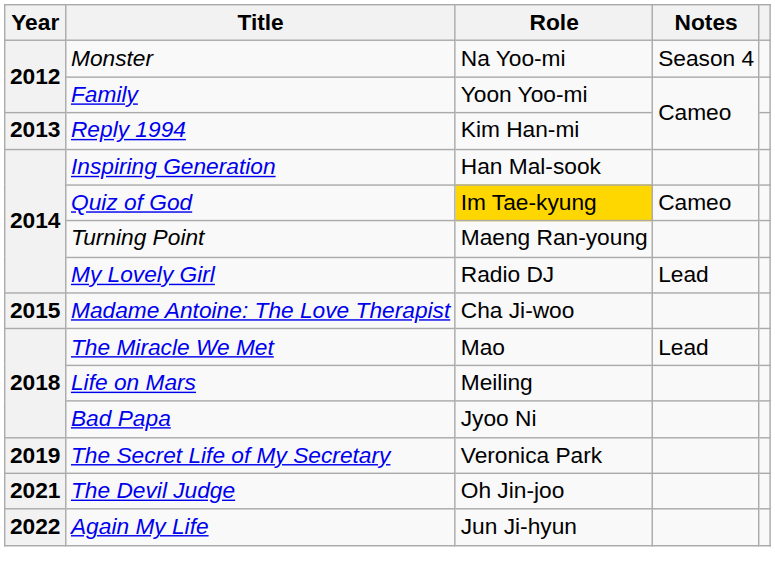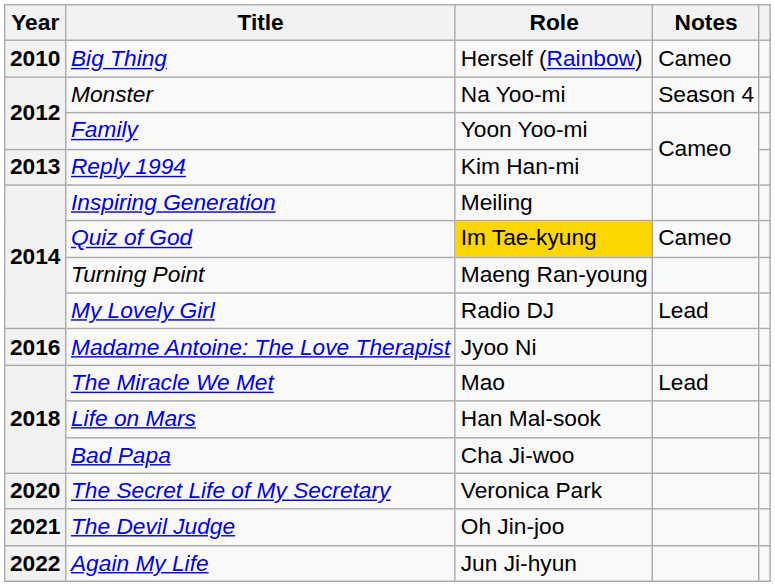+ row: (119, 58)
(531, 166) Han Mal-sook -> (497, 202) Meiling
(35, 310) 2015 -> (35, 346) 2016
(518, 310) Cha Ji-woo -> (499, 346) Jyoo Ni
(497, 382) Meiling -> (531, 418) Han Mal-sook
(499, 418) Jyoo Ni -> (518, 454) Cha Ji-woo
(35, 454) 2019 -> (35, 490) 2020
